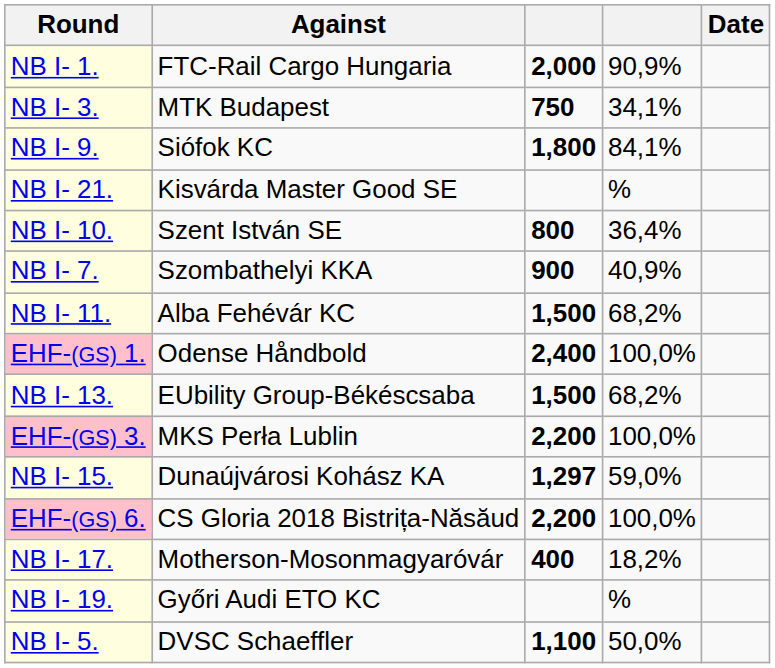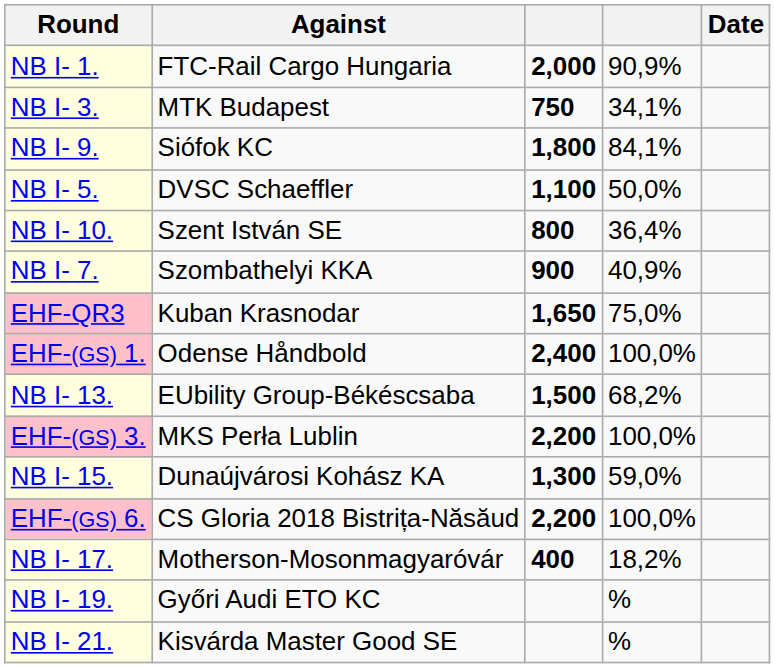rows swapped: (55, 641) <-> (62, 189)
+ row: (68, 312)
- row: (61, 312)
(564, 477) 1,297 -> (564, 477) 1,300
